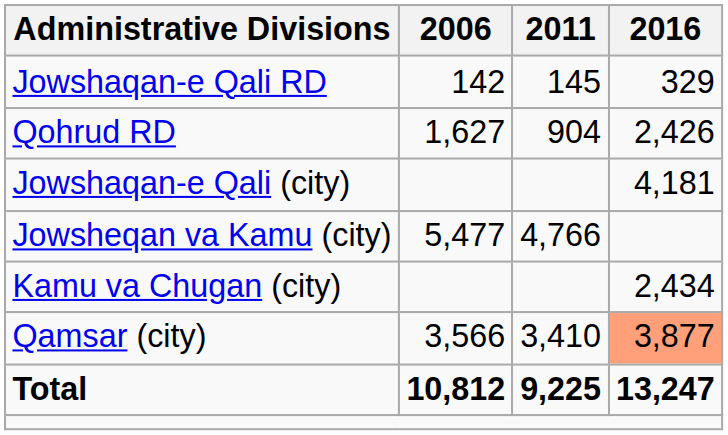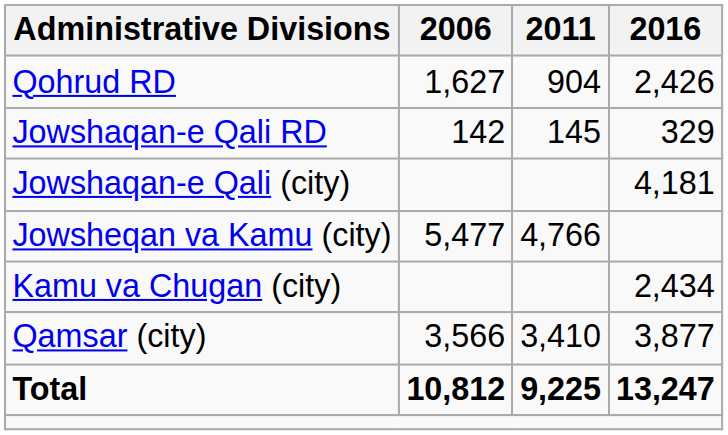rows swapped: (170, 81) <-> (94, 132)
(674, 337) lightsalmon background -> (674, 337) no background
